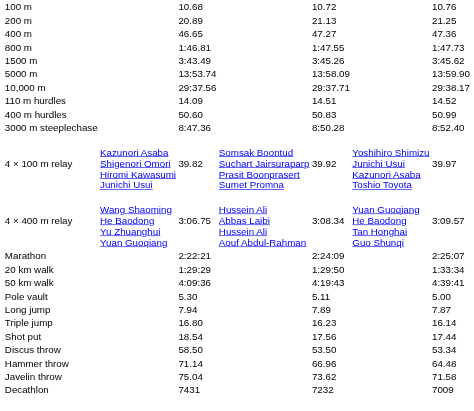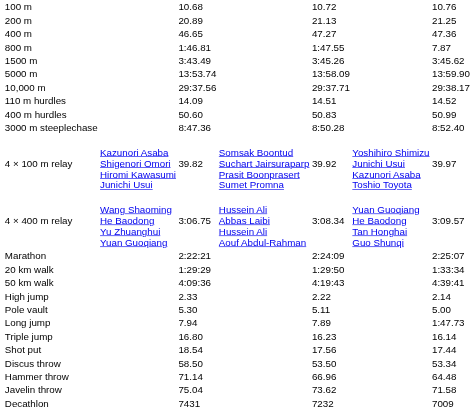(448, 47) 1:47.73 -> (441, 47) 7.87
+ row: (27, 296)
(441, 310) 7.87 -> (448, 323) 1:47.73
